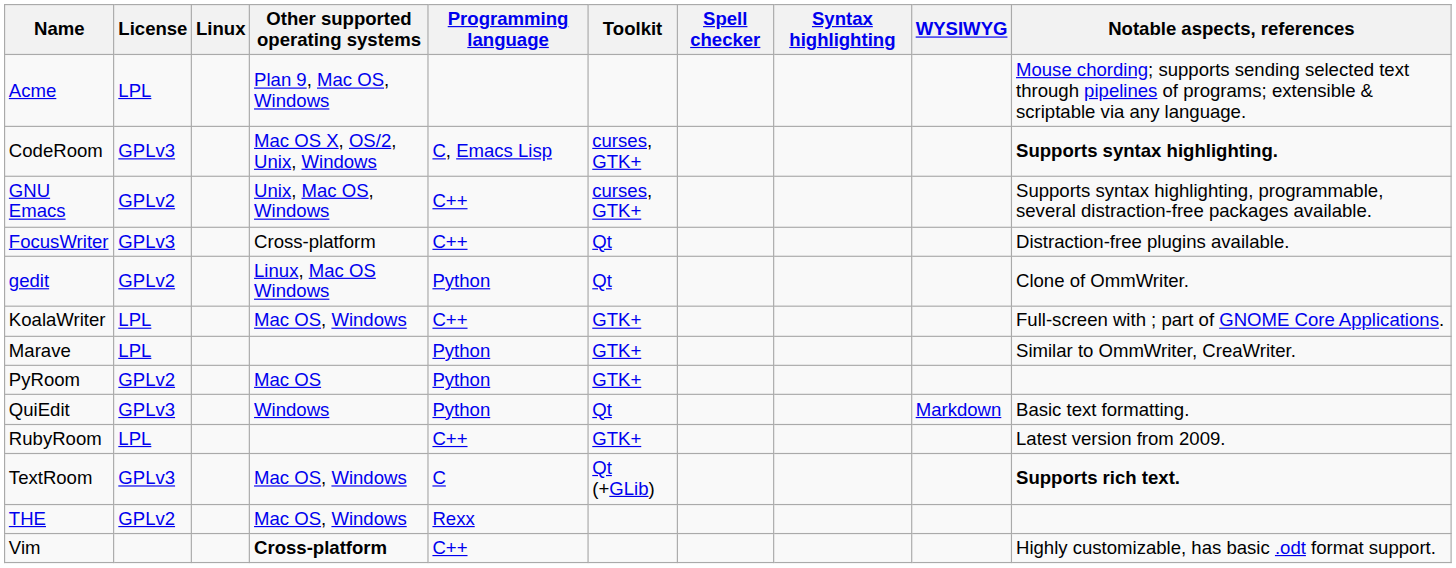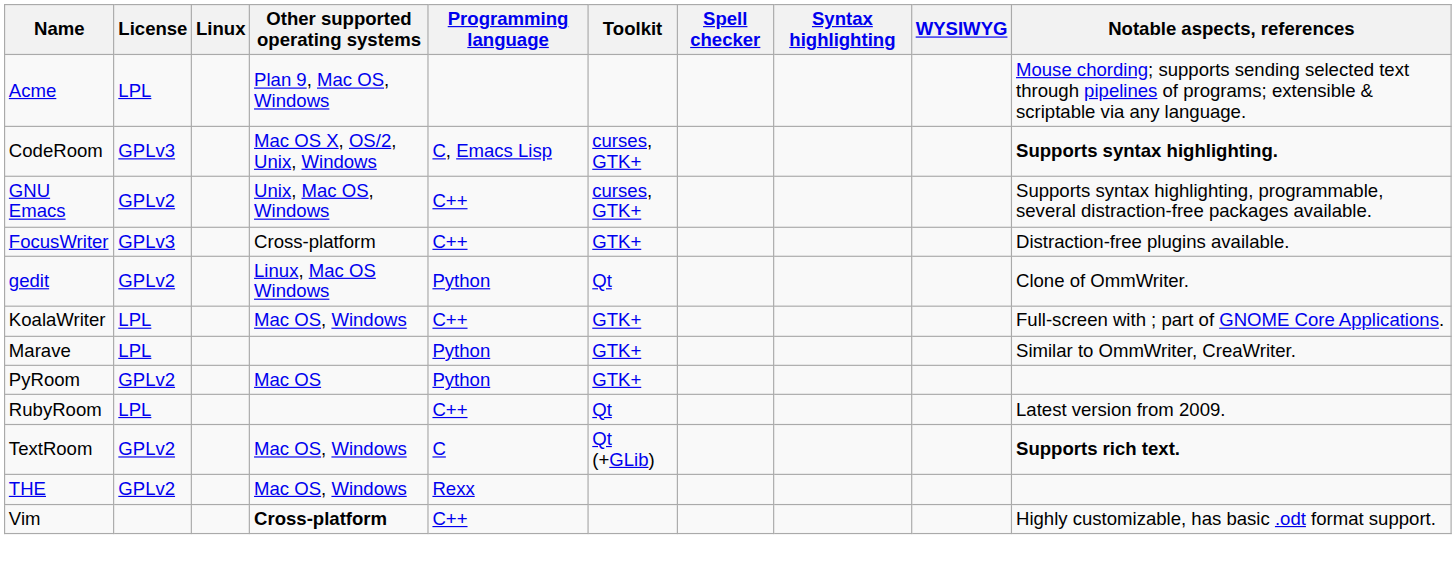(602, 241) Qt -> (617, 241) GTK+
- row: (39, 409)
(617, 438) GTK+ -> (602, 409) Qt
(147, 478) GPLv3 -> (147, 449) GPLv2
